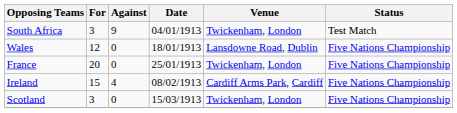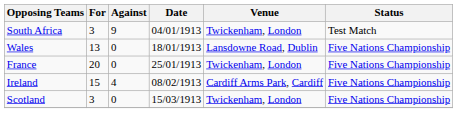(94, 47) 12 -> (94, 47) 13
